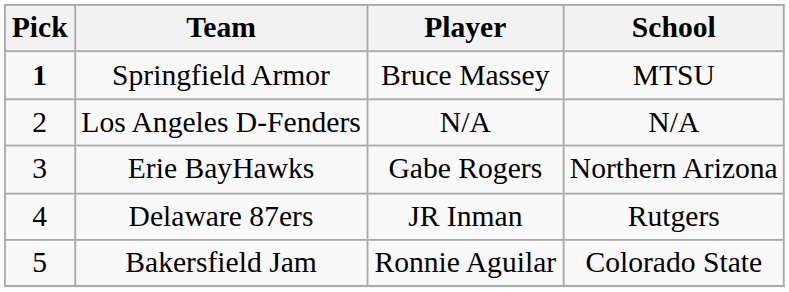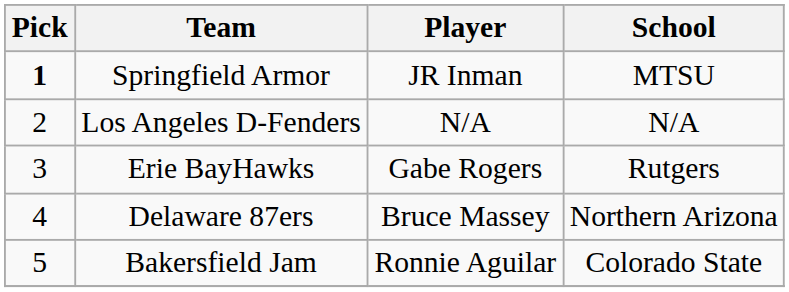(465, 74) Bruce Massey -> (465, 74) JR Inman
(674, 168) Northern Arizona -> (674, 168) Rutgers
(465, 215) JR Inman -> (465, 215) Bruce Massey
(674, 215) Rutgers -> (674, 215) Northern Arizona
